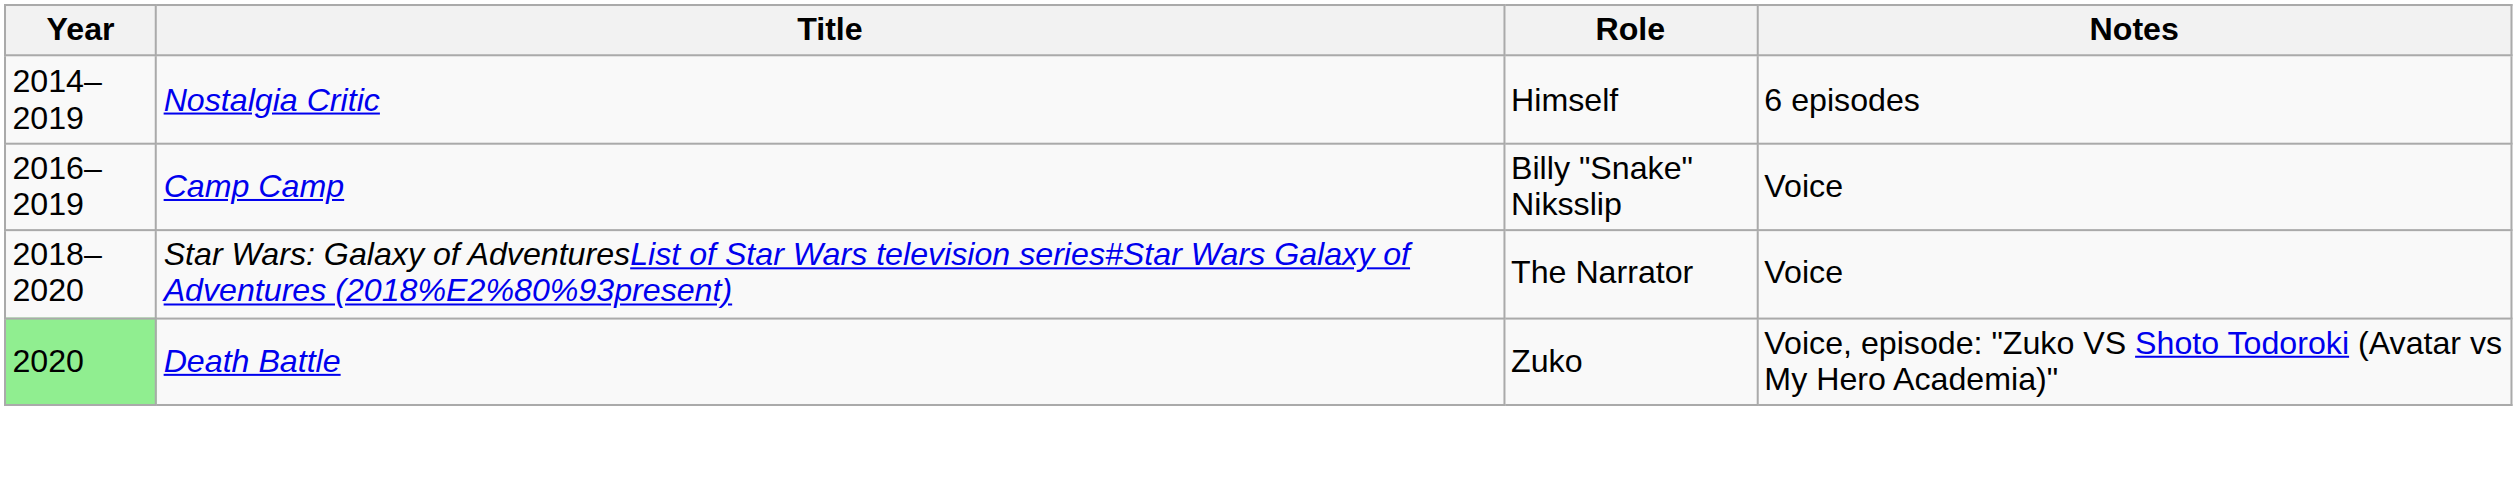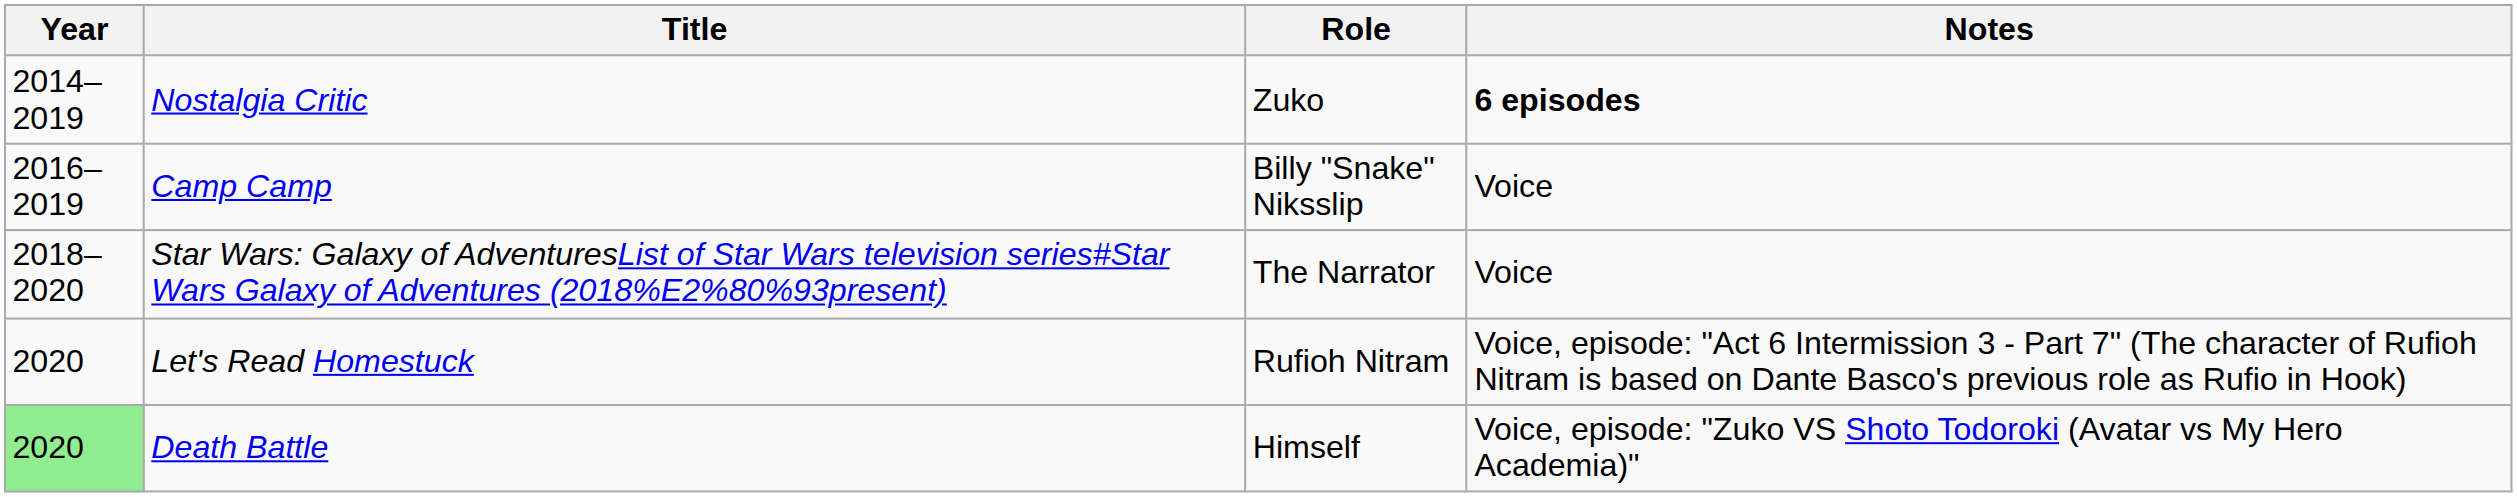(1565, 99) Himself -> (1288, 99) Zuko
(1842, 99) normal -> (1557, 99) bold
+ row: (313, 360)
(1547, 360) Zuko -> (1306, 447) Himself
